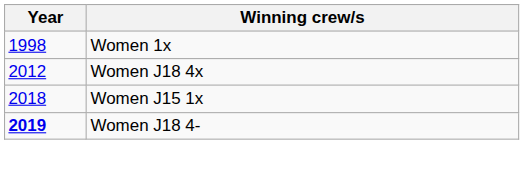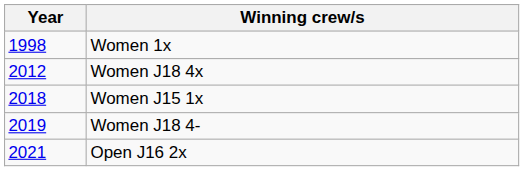(27, 125) bold -> (27, 125) normal
+ row: (139, 152)
